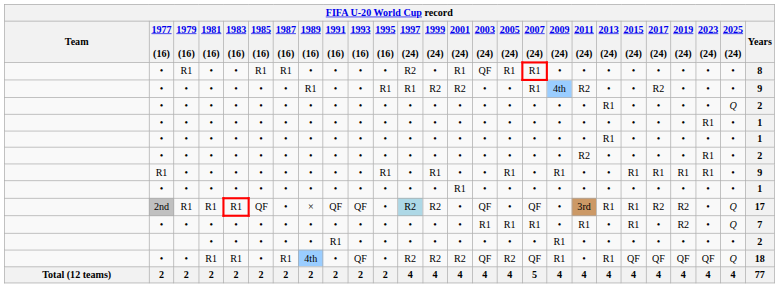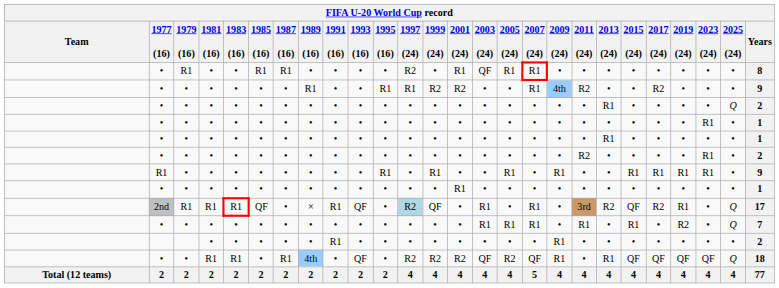(336, 207) QF -> (336, 207) R1
(435, 207) R2 -> (435, 207) QF
(485, 207) QF -> (485, 207) R1
(535, 207) QF -> (535, 207) R1
(609, 207) R1 -> (609, 207) R2
(634, 207) R1 -> (634, 207) QF
(683, 207) R2 -> (683, 207) R1
